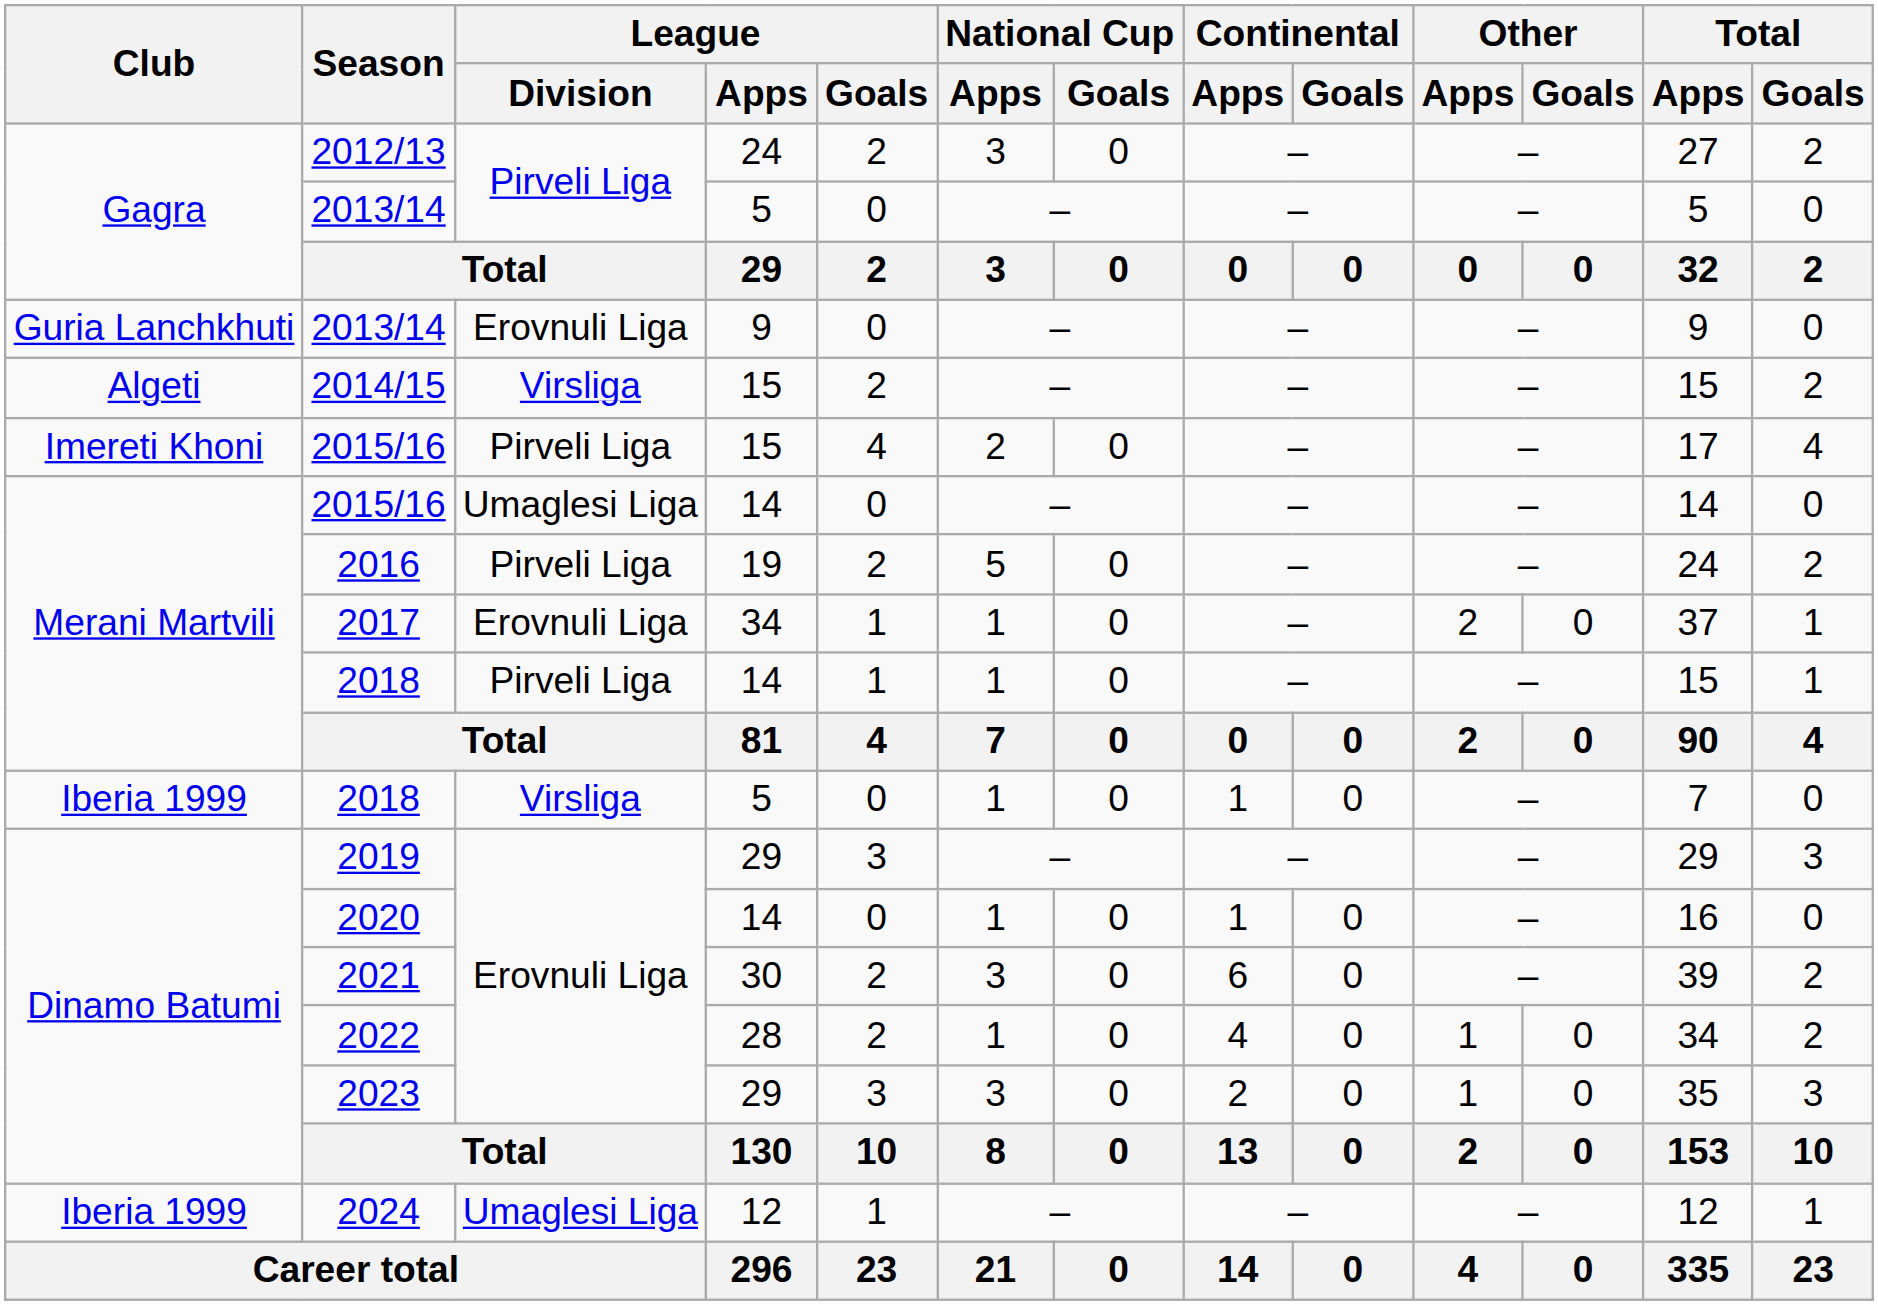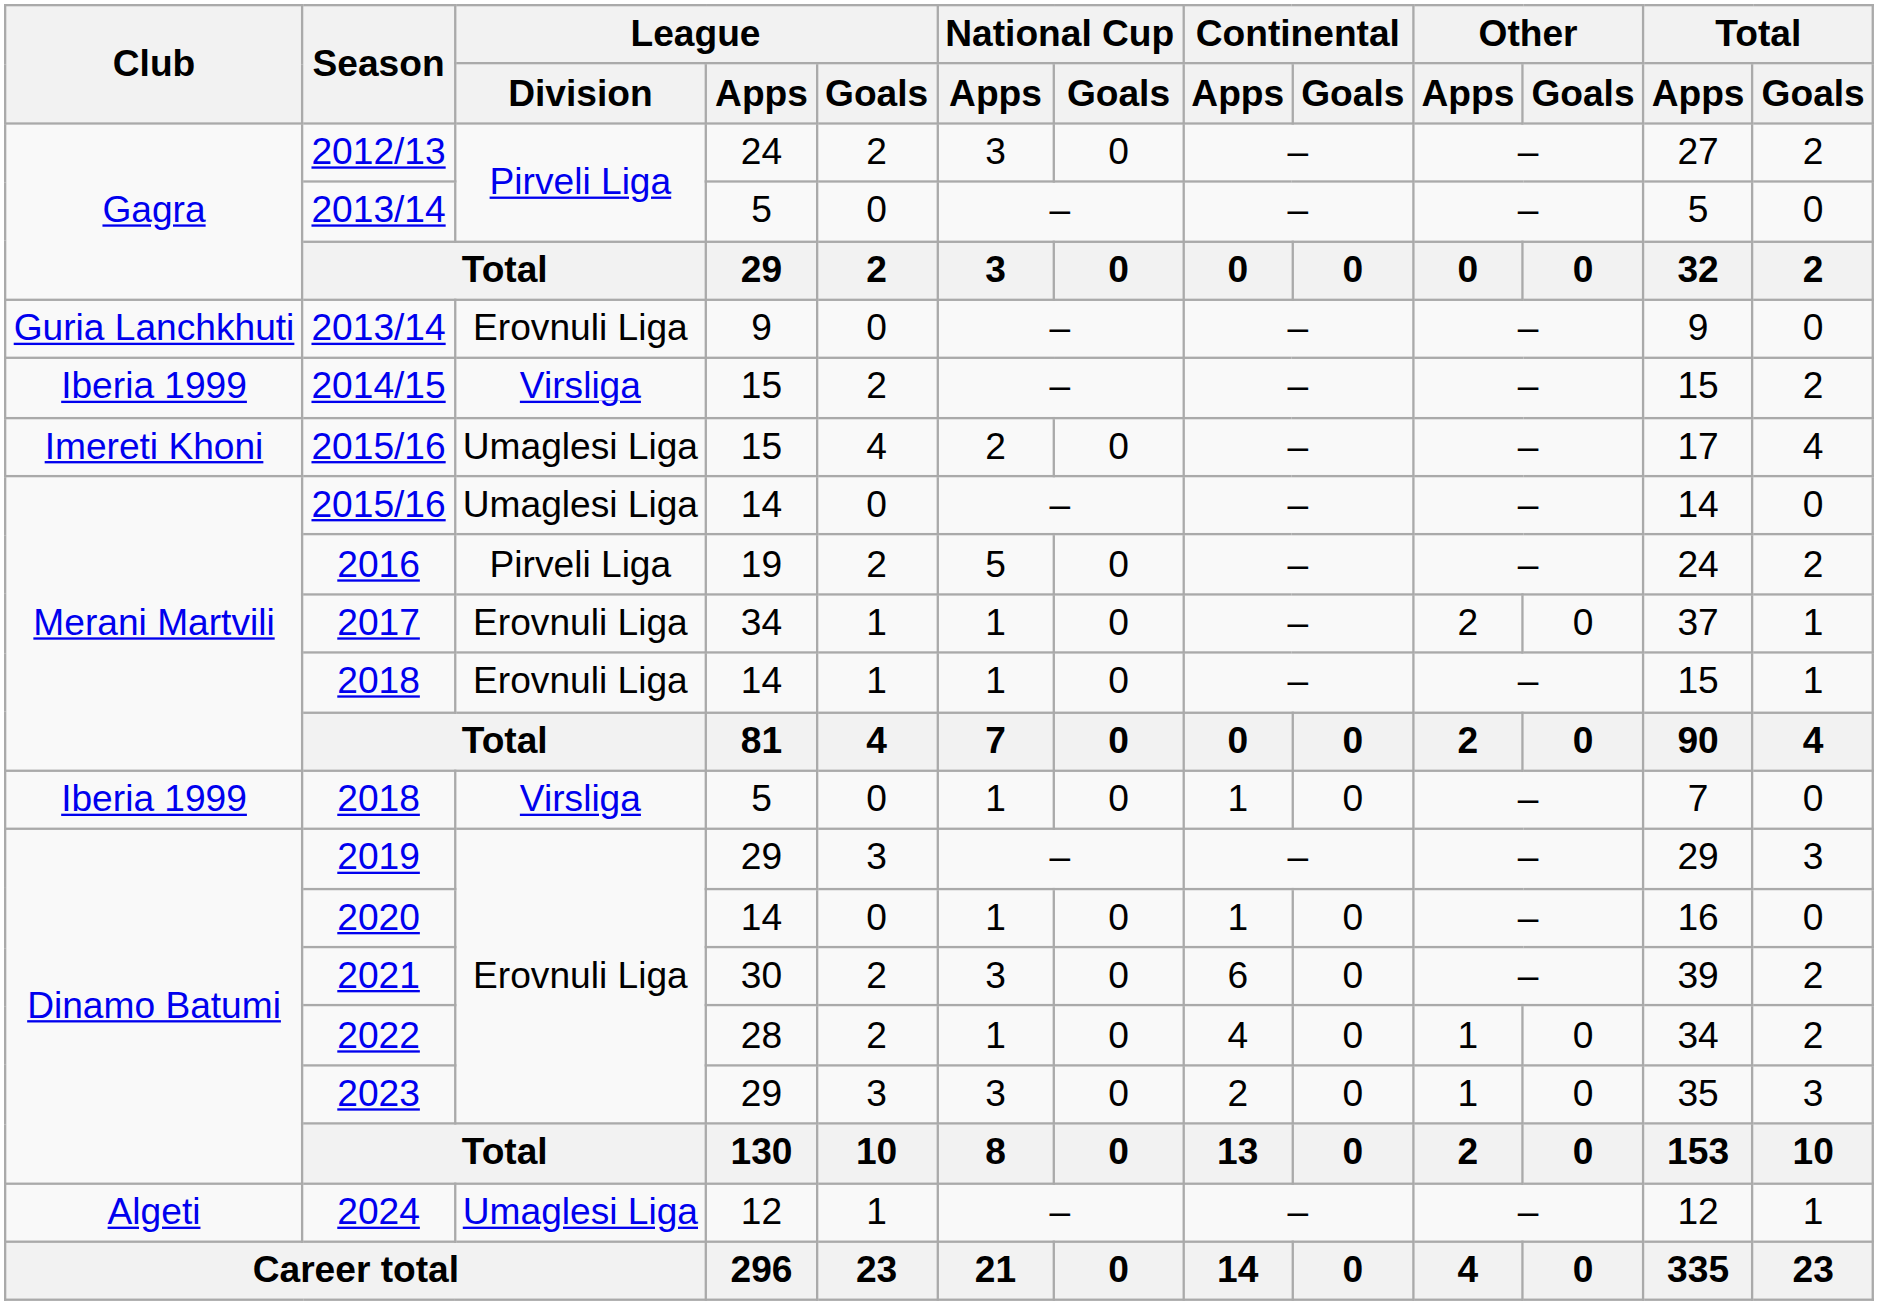(154, 387) Algeti -> (154, 387) Iberia 1999
(580, 446) Pirveli Liga -> (580, 446) Umaglesi Liga
(580, 681) Pirveli Liga -> (580, 681) Erovnuli Liga
(154, 1211) Iberia 1999 -> (154, 1211) Algeti
